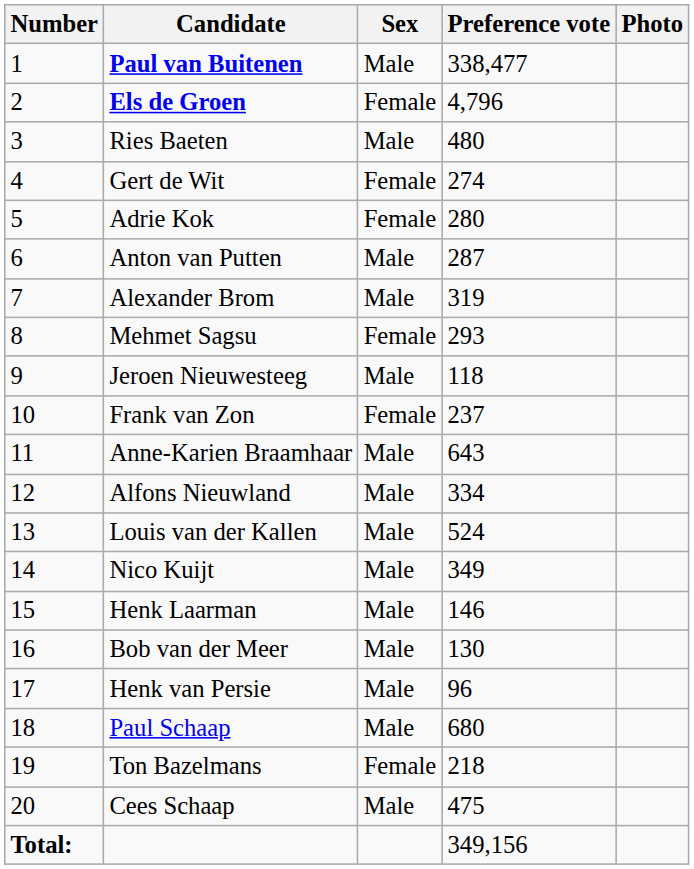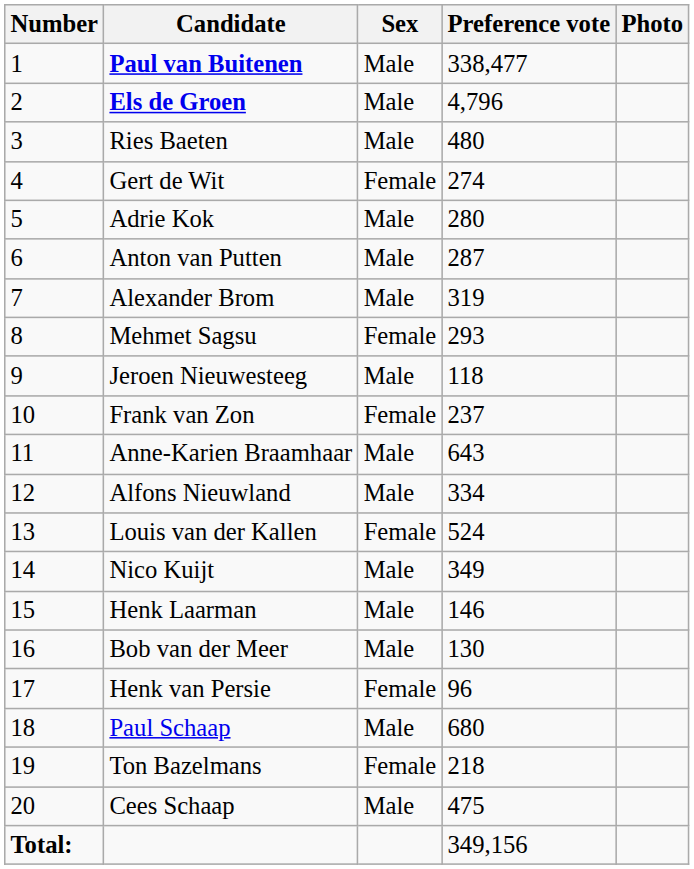(400, 102) Female -> (389, 102) Male
(400, 219) Female -> (389, 219) Male
(389, 532) Male -> (400, 532) Female
(389, 688) Male -> (400, 688) Female
